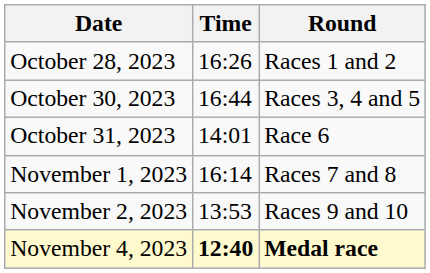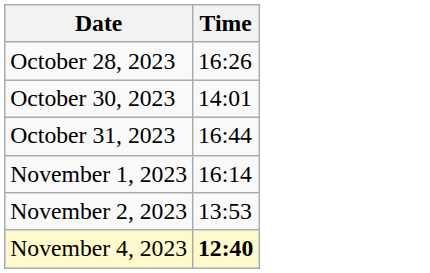- column: (342, 23)
(225, 98) 16:44 -> (225, 98) 14:01
(225, 135) 14:01 -> (225, 135) 16:44
